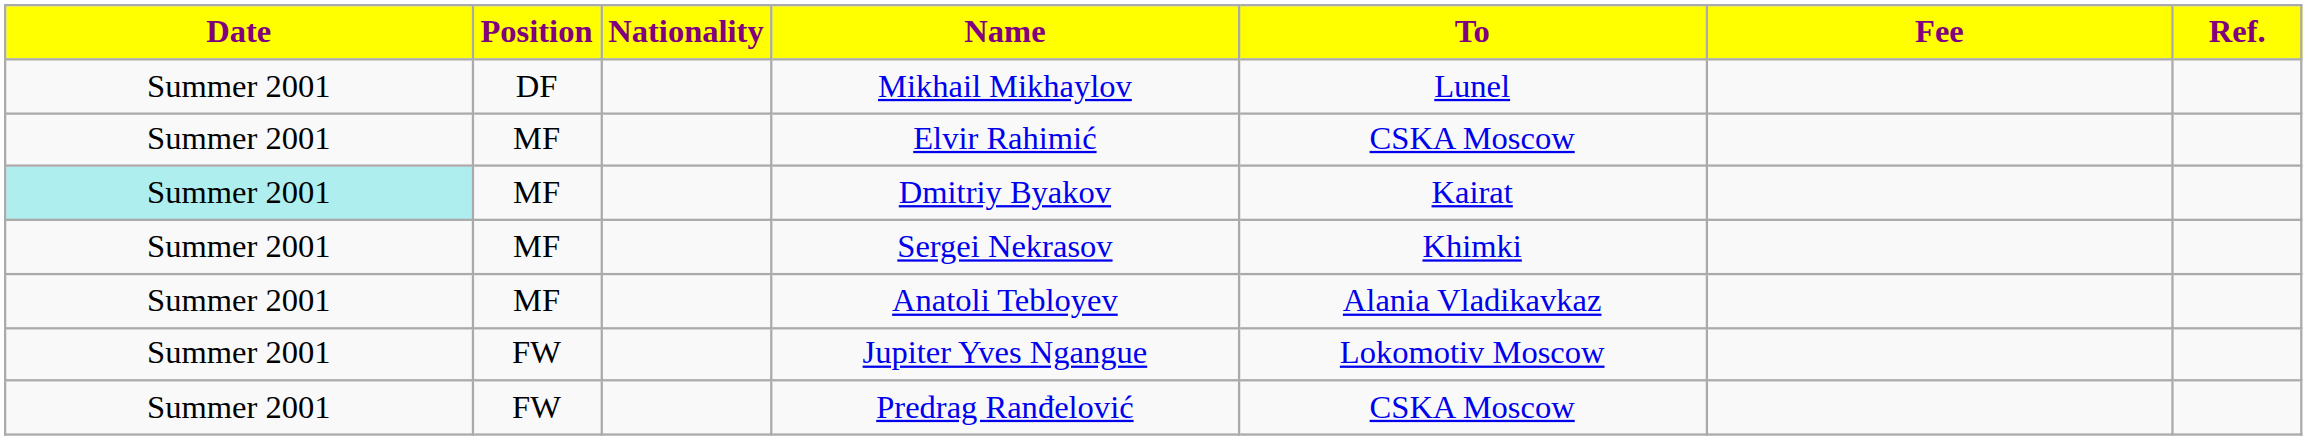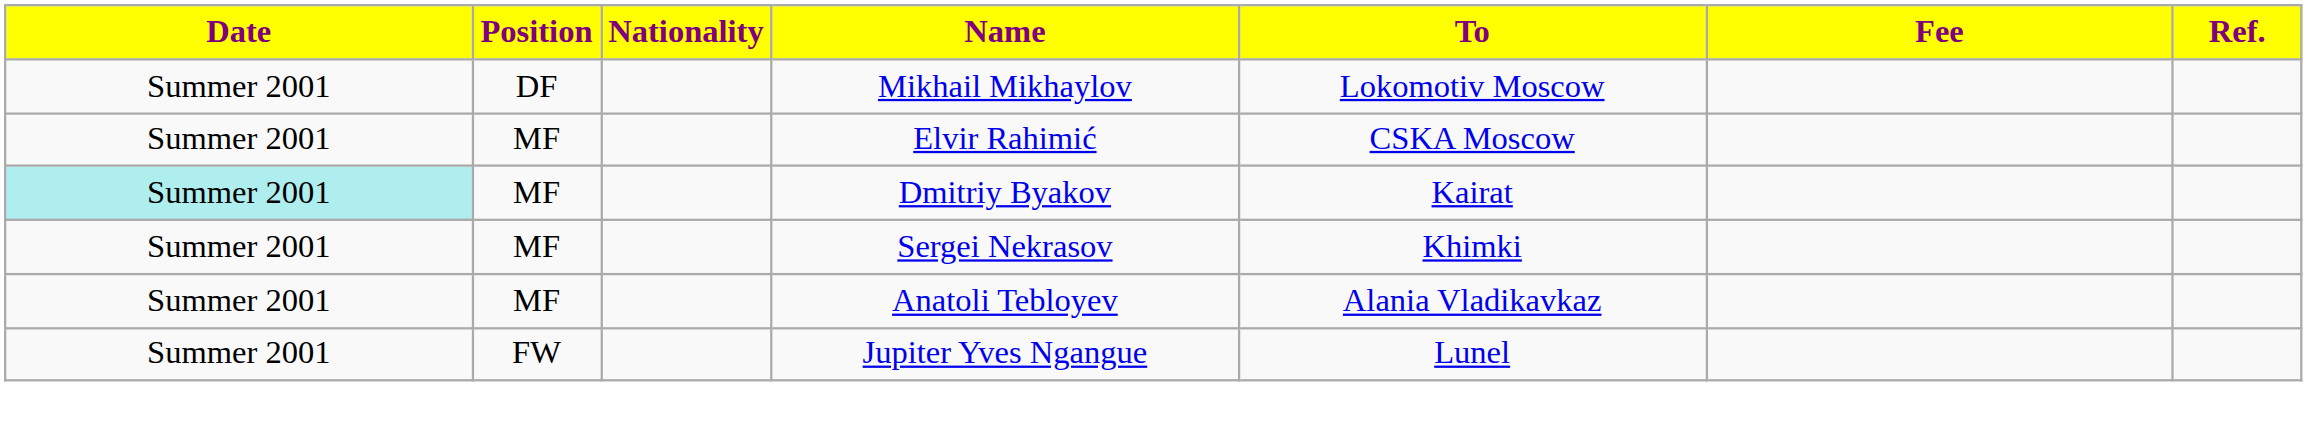(1472, 85) Lunel -> (1472, 85) Lokomotiv Moscow
(1472, 353) Lokomotiv Moscow -> (1472, 353) Lunel
- row: (1005, 407)
